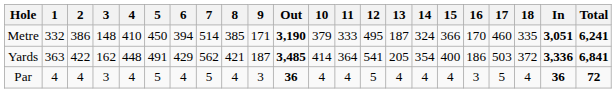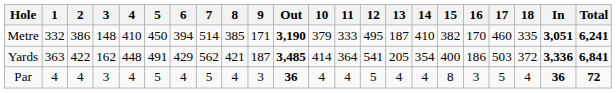(425, 35) 324 -> (425, 35) 410
(450, 35) 366 -> (450, 35) 382
(450, 77) 4 -> (450, 77) 8
